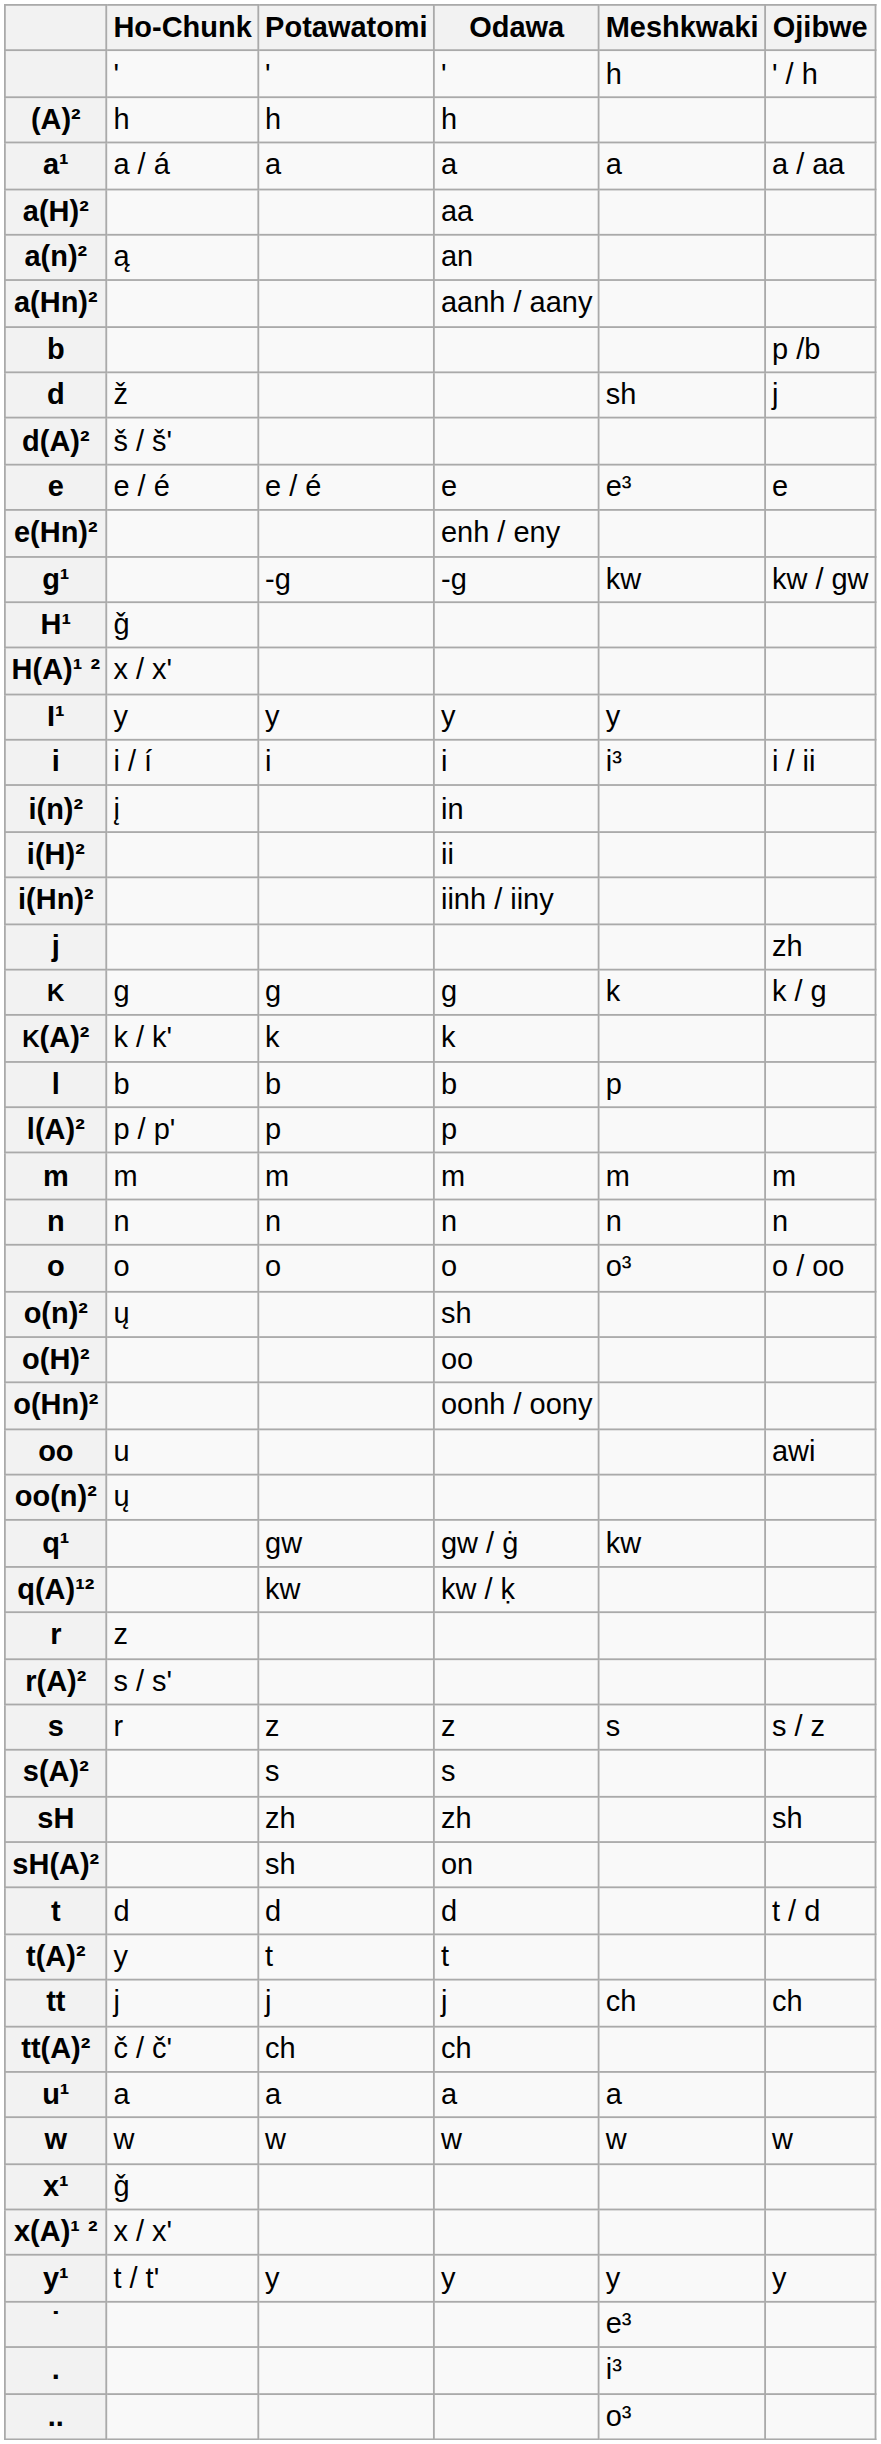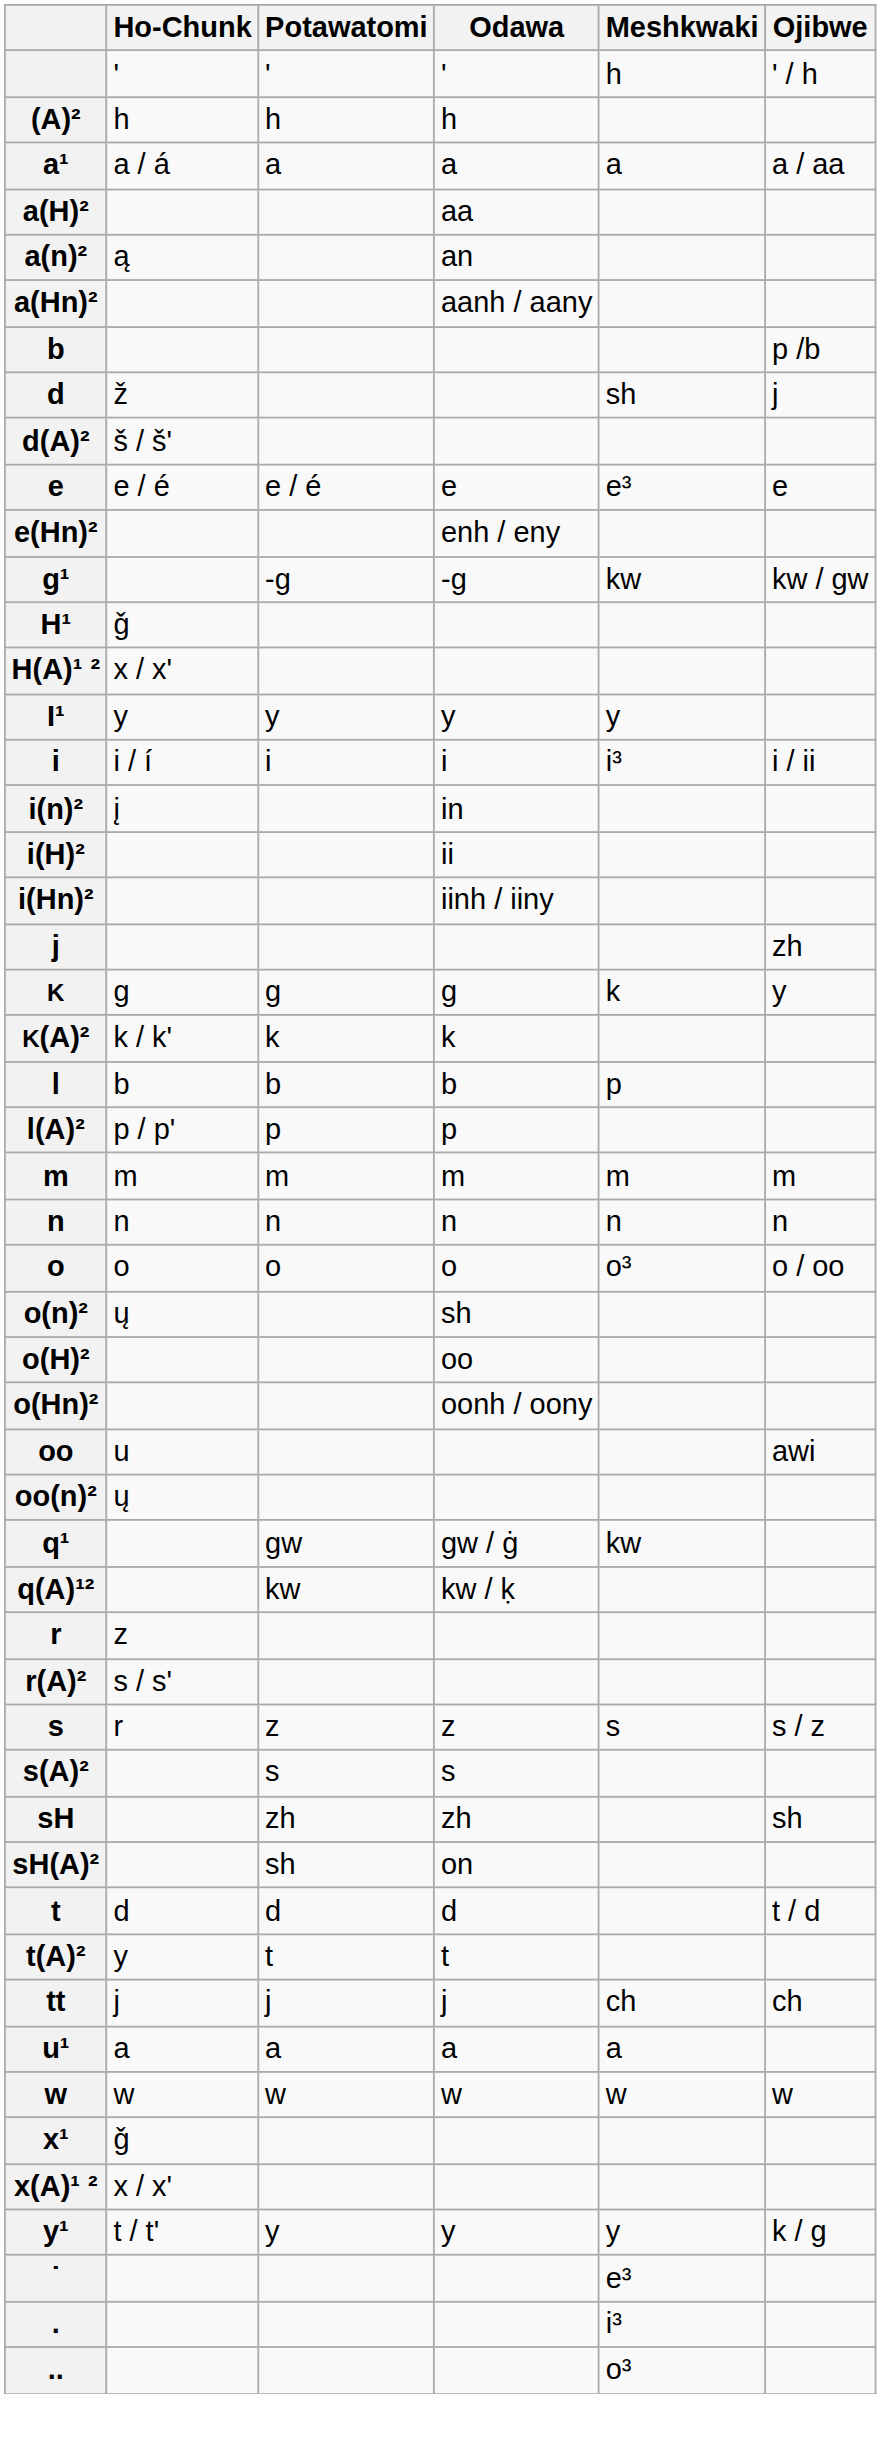(799, 991) k / g -> (779, 991) y
- row: (56, 2048)
(779, 2277) y -> (799, 2232) k / g
